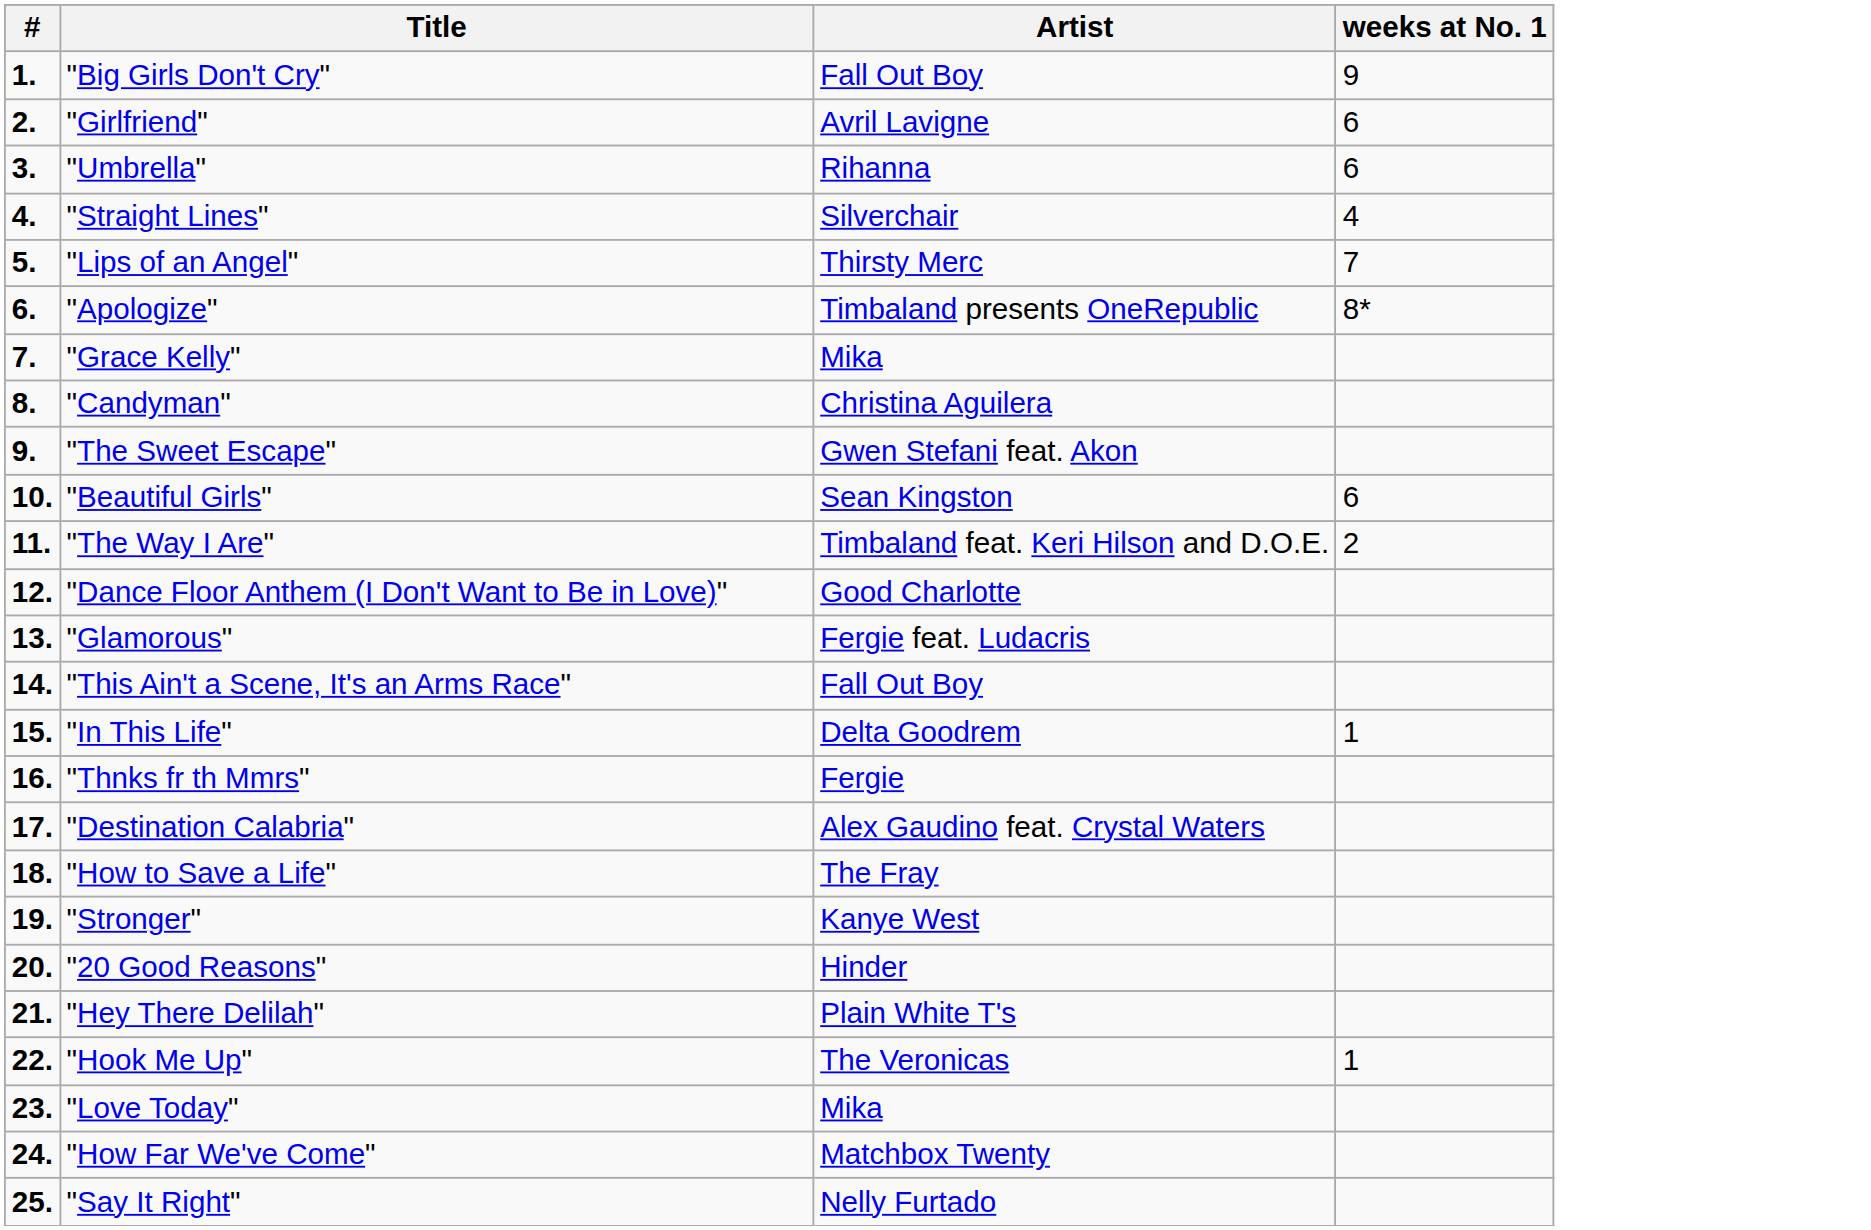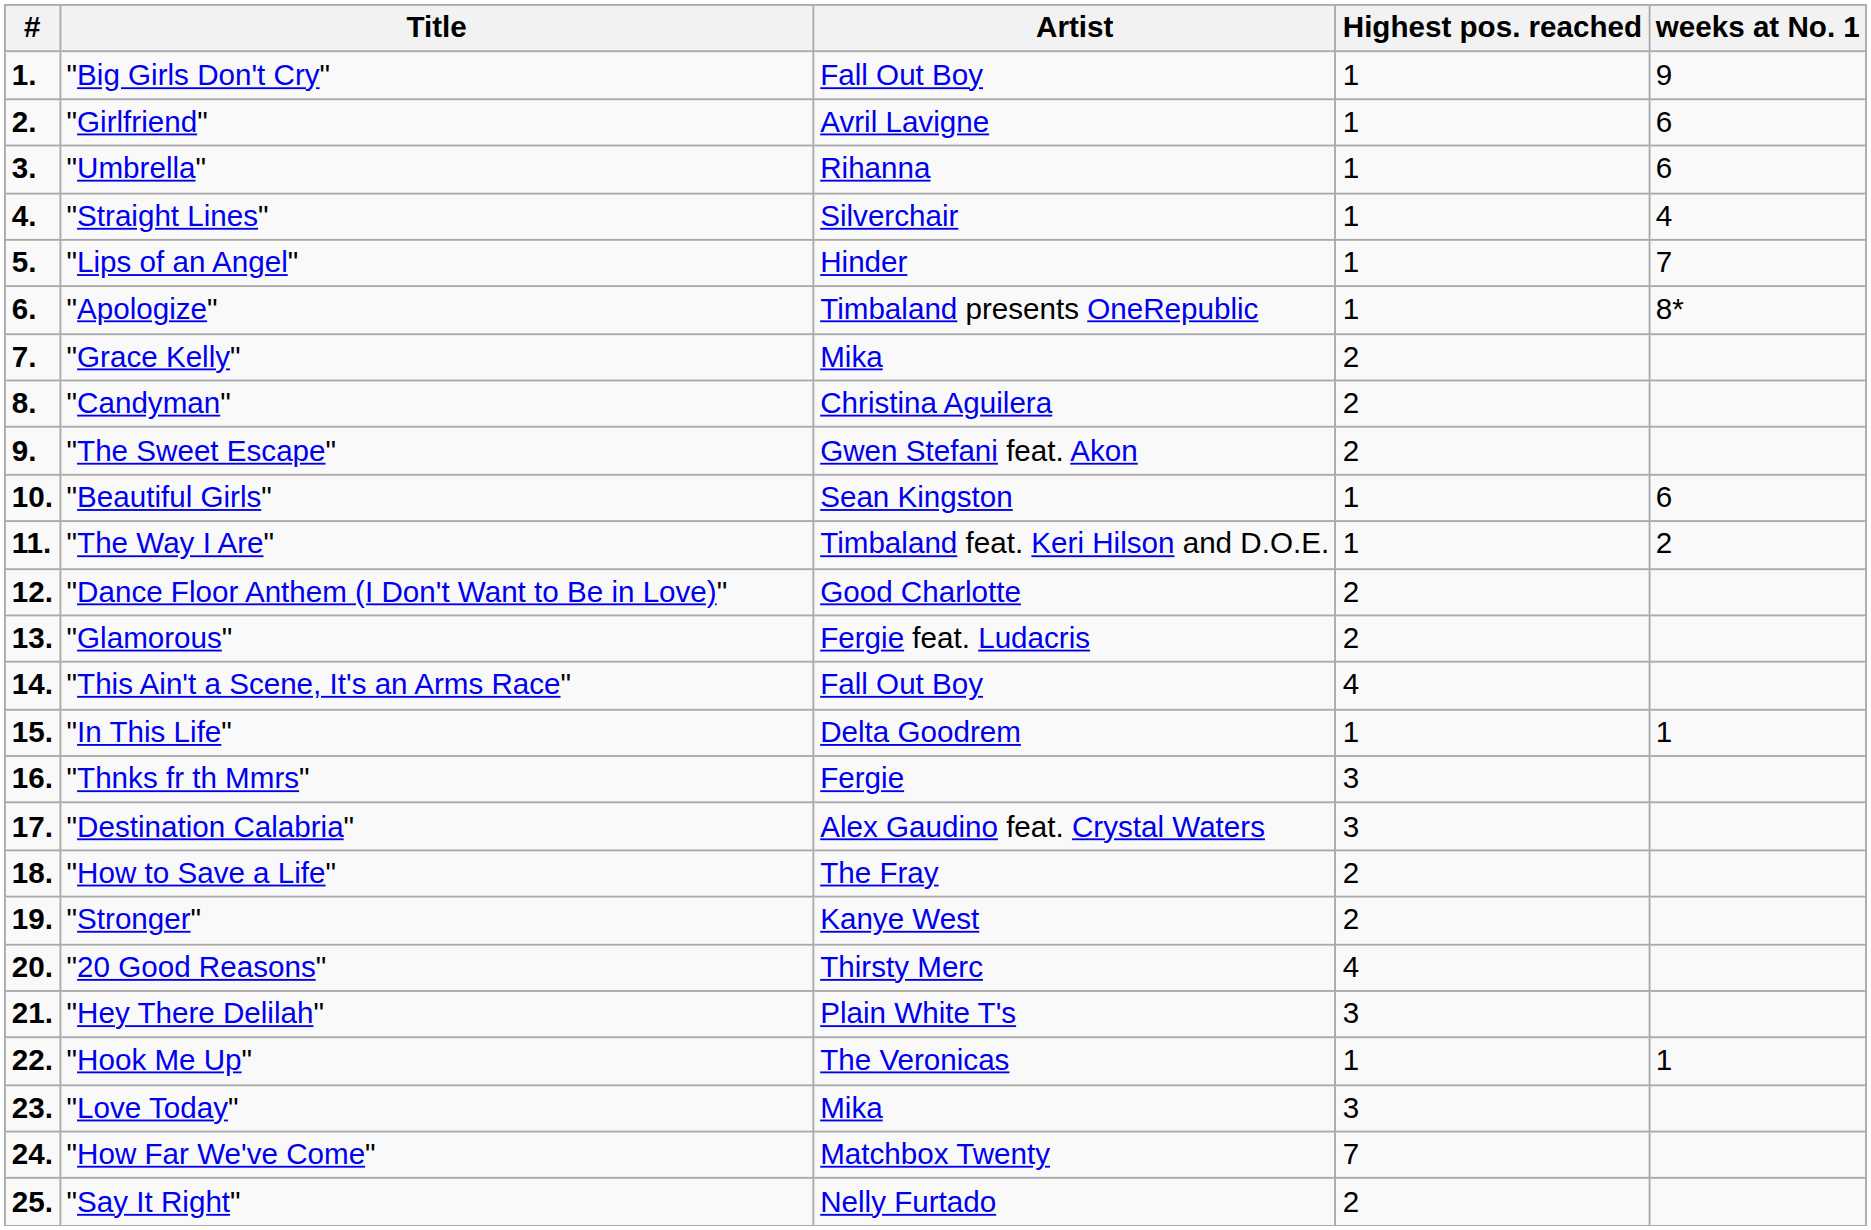+ column: (1492, 27)
(902, 262) Thirsty Merc -> (864, 262) Hinder
(864, 966) Hinder -> (902, 966) Thirsty Merc
